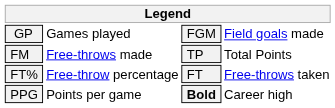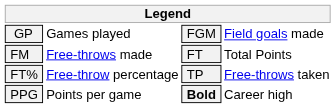(195, 54) TP -> (195, 54) FT
(195, 74) FT -> (195, 74) TP
